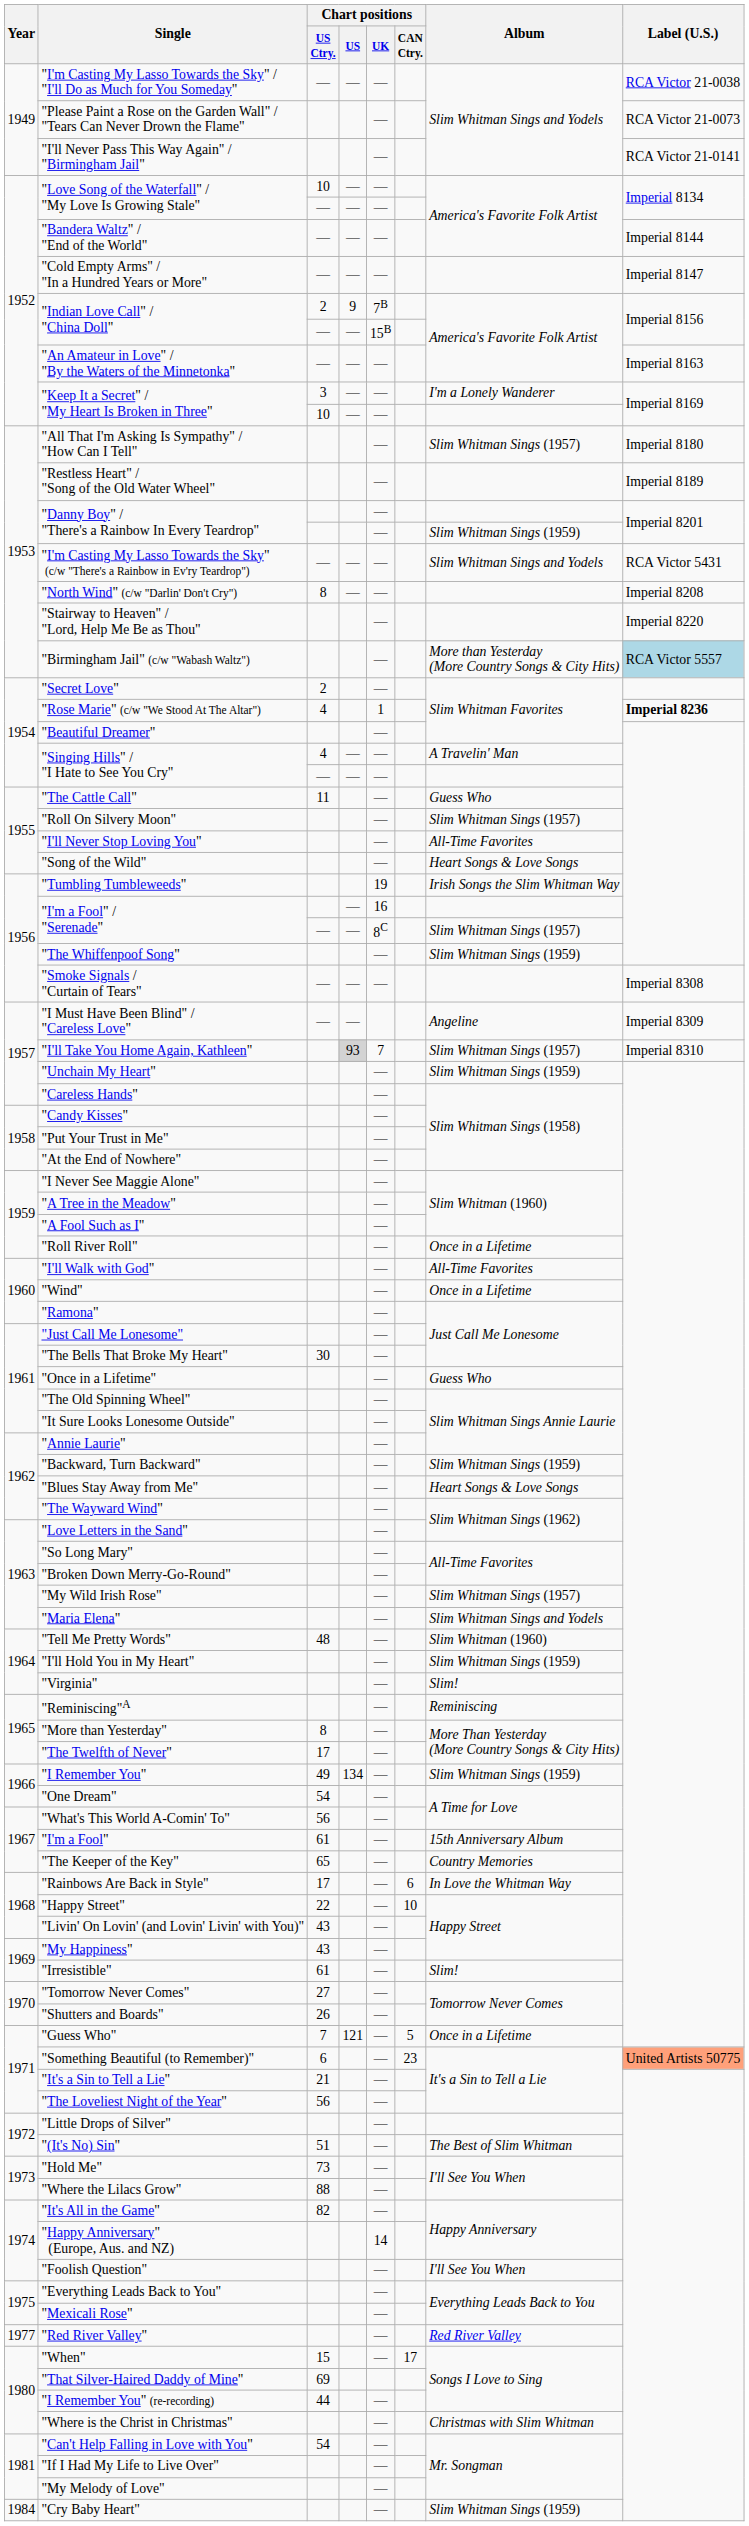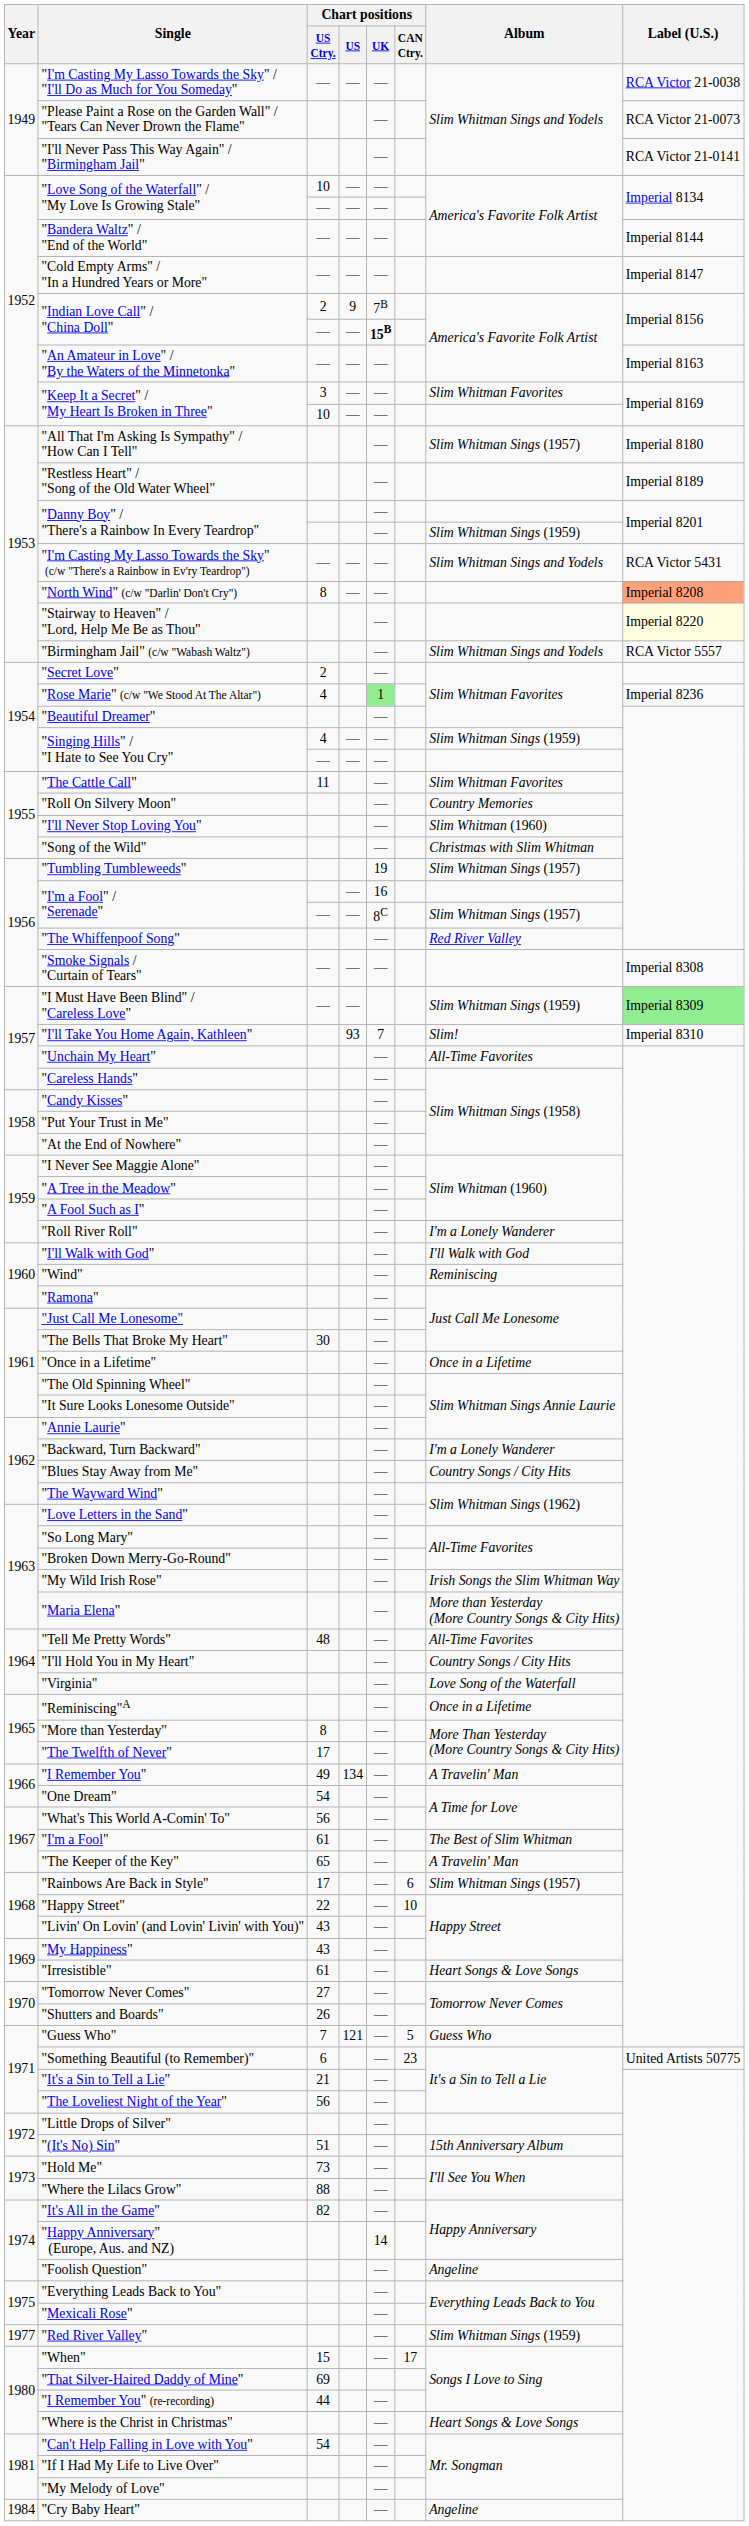(381, 332) normal -> (381, 332) bold
(492, 393) I'm a Lonely Wanderer -> (496, 393) Slim Whitman Favorites
(665, 592) no background -> (665, 592) lightsalmon background
(665, 621) no background -> (665, 621) lightyellow background
(524, 659) More than Yesterday (More Country Songs & City Hits) -> (516, 651) Slim Whitman Sings and Yodels
(674, 659) lightblue background -> (674, 651) no background
(381, 710) no background -> (381, 695) lightgreen background
(667, 710) bold -> (665, 695) normal
(474, 754) A Travelin' Man -> (505, 738) Slim Whitman Sings (1959)
(460, 797) Guess Who -> (496, 782) Slim Whitman Favorites
(505, 819) Slim Whitman Sings (1957) -> (481, 804) Country Memories
(481, 841) All-Time Favorites -> (488, 825) Slim Whitman (1960)
(504, 863) Heart Songs & Love Songs -> (512, 847) Christmas with Slim Whitman
(524, 885) Irish Songs the Slim Whitman Way -> (505, 869) Slim Whitman Sings (1957)
(505, 954) Slim Whitman Sings (1959) -> (475, 938) Red River Valley
(454, 1021) Angeline -> (505, 1005) Slim Whitman Sings (1959)
(665, 1021) no background -> (665, 1005) lightgreen background
(353, 1050) lightgrey background -> (353, 1035) no background
(505, 1050) Slim Whitman Sings (1957) -> (444, 1035) Slim!
(505, 1072) Slim Whitman Sings (1959) -> (481, 1057) All-Time Favorites
(480, 1247) Once in a Lifetime -> (492, 1231) I'm a Lonely Wanderer
(481, 1268) All-Time Favorites -> (479, 1253) I'll Walk with God
(480, 1290) Once in a Lifetime -> (463, 1275) Reminiscing
(460, 1378) Guess Who -> (480, 1362) Once in a Lifetime
(505, 1465) Slim Whitman Sings (1959) -> (492, 1449) I'm a Lonely Wanderer
(504, 1487) Heart Songs & Love Songs -> (500, 1471) Country Songs / City Hits
(505, 1596) Slim Whitman Sings (1957) -> (524, 1580) Irish Songs the Slim Whitman Way
(516, 1618) Slim Whitman Sings and Yodels -> (524, 1610) More than Yesterday (More Country Songs & City Hits)
(488, 1639) Slim Whitman (1960) -> (481, 1639) All-Time Favorites
(505, 1661) Slim Whitman Sings (1959) -> (500, 1661) Country Songs / City Hits
(444, 1683) Slim! -> (502, 1683) Love Song of the Waterfall
(463, 1707) Reminiscing -> (480, 1707) Once in a Lifetime
(505, 1774) Slim Whitman Sings (1959) -> (474, 1774) A Travelin' Man
(496, 1840) 15th Anniversary Album -> (501, 1840) The Best of Slim Whitman
(481, 1861) Country Memories -> (474, 1861) A Travelin' Man
(500, 1883) In Love the Whitman Way -> (505, 1883) Slim Whitman Sings (1957)
(444, 1970) Slim! -> (504, 1970) Heart Songs & Love Songs
(480, 2036) Once in a Lifetime -> (460, 2036) Guess Who
(683, 2058) lightsalmon background -> (683, 2058) no background
(501, 2145) The Best of Slim Whitman -> (496, 2145) 15th Anniversary Album
(477, 2270) I'll See You When -> (454, 2270) Angeline
(475, 2335) Red River Valley -> (505, 2335) Slim Whitman Sings (1959)
(512, 2422) Christmas with Slim Whitman -> (504, 2422) Heart Songs & Love Songs
(505, 2510) Slim Whitman Sings (1959) -> (454, 2510) Angeline
